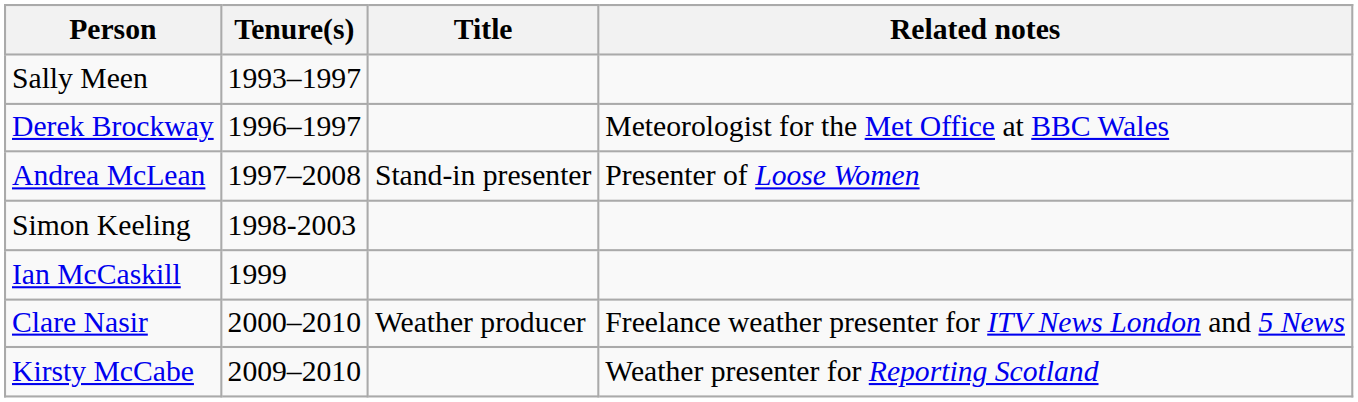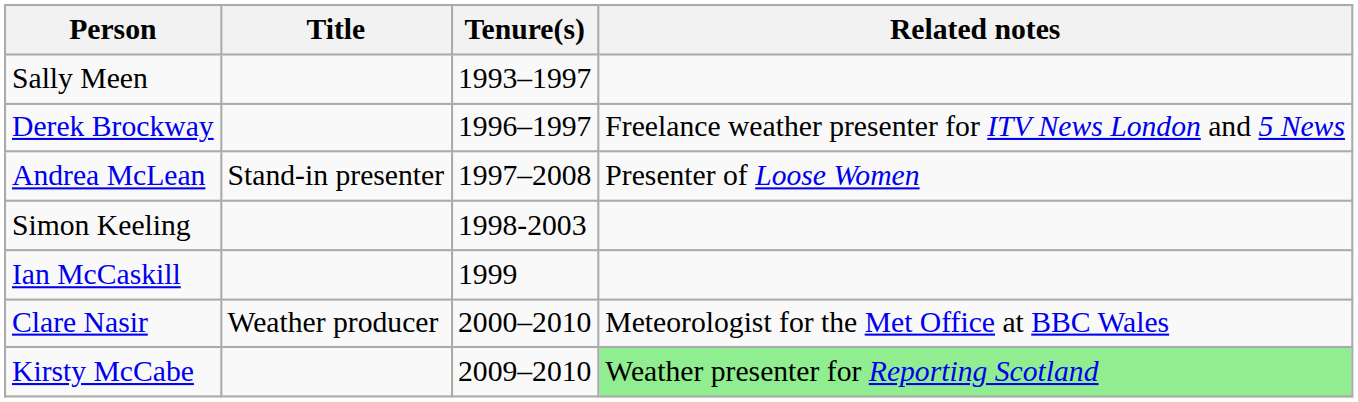columns swapped: (294, 29) <-> (483, 29)
(887, 127) Meteorologist for the Met Office at BBC Wales -> (975, 127) Freelance weather presenter for ITV News London and 5 News
(975, 322) Freelance weather presenter for ITV News London and 5 News -> (887, 322) Meteorologist for the Met Office at BBC Wales
(852, 371) no background -> (852, 371) lightgreen background
